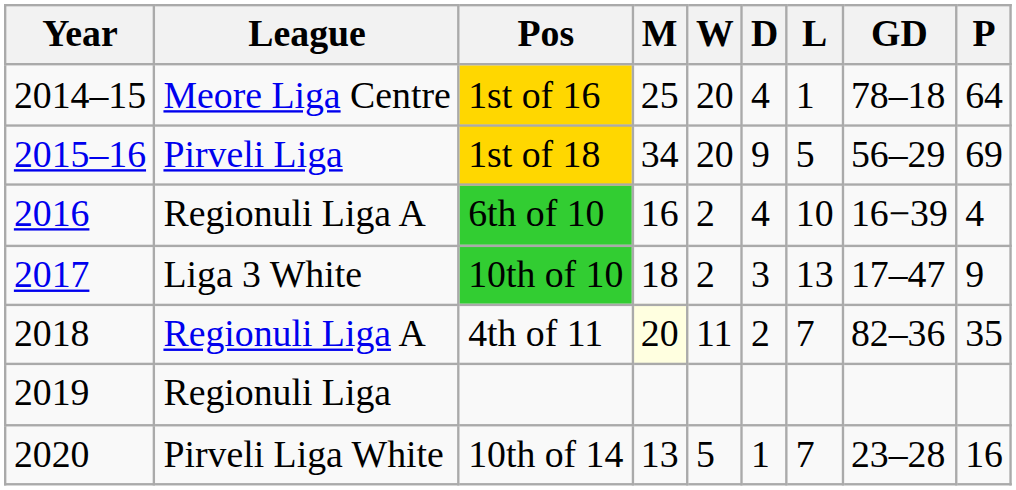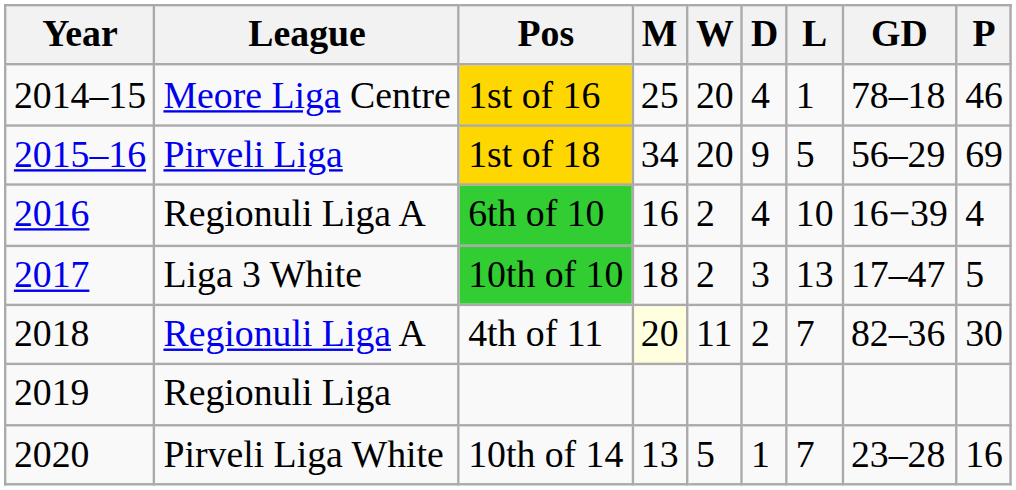(984, 94) 64 -> (984, 94) 46
(975, 273) 9 -> (975, 273) 5
(984, 333) 35 -> (984, 333) 30
